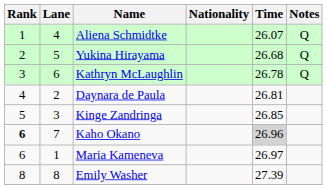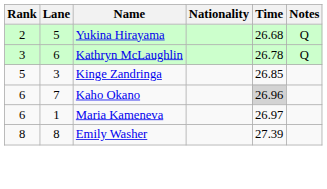- row: (121, 34)
- row: (120, 94)
(22, 134) bold -> (22, 94) normal
